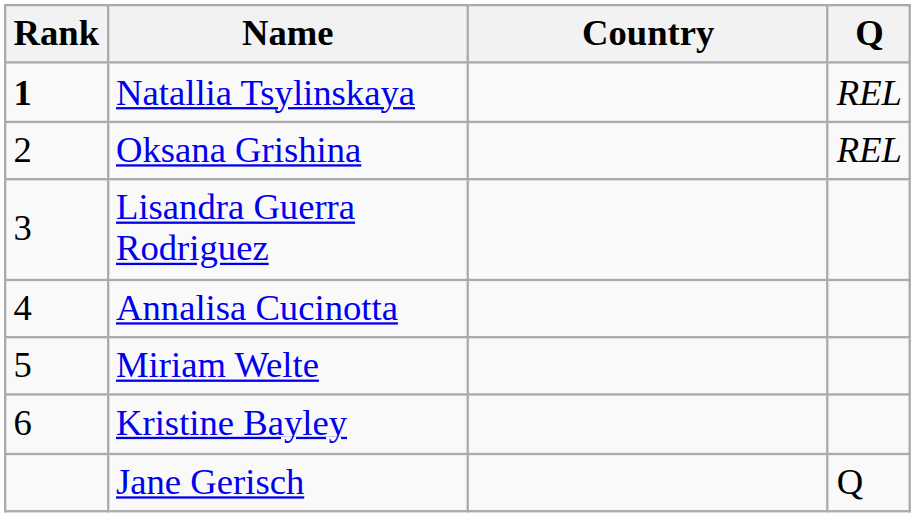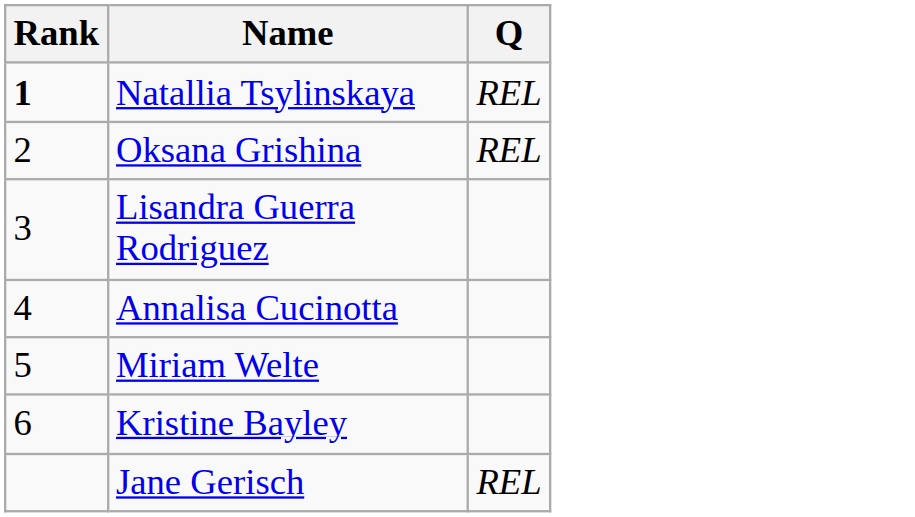- column: (648, 33)
(850, 481) Q -> (509, 481) REL
